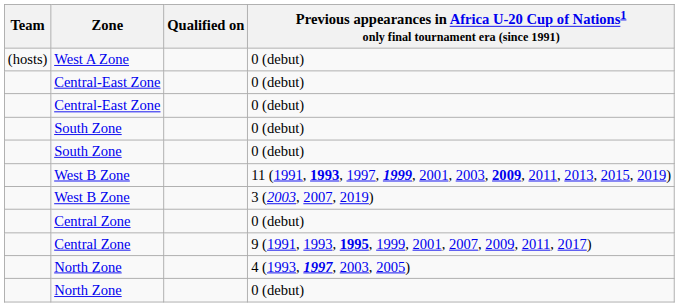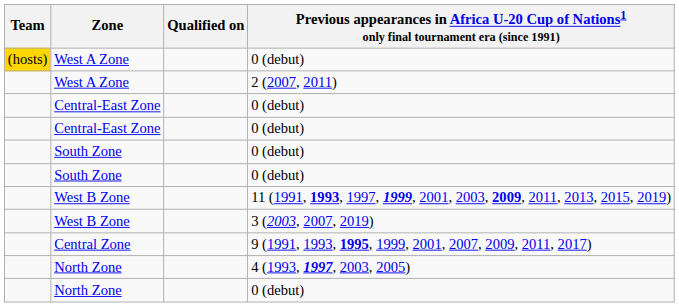(28, 59) no background -> (28, 59) gold background
+ row: (92, 82)
- row: (92, 221)
